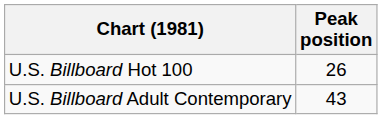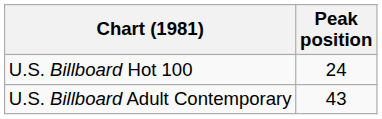(336, 69) 26 -> (336, 69) 24
